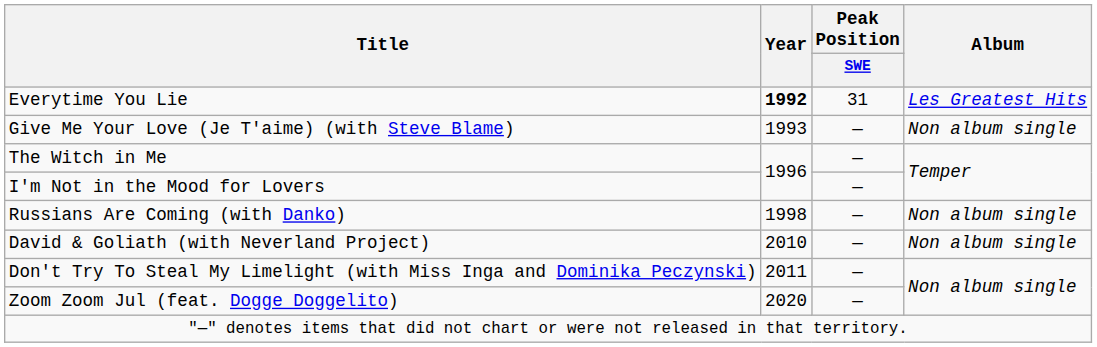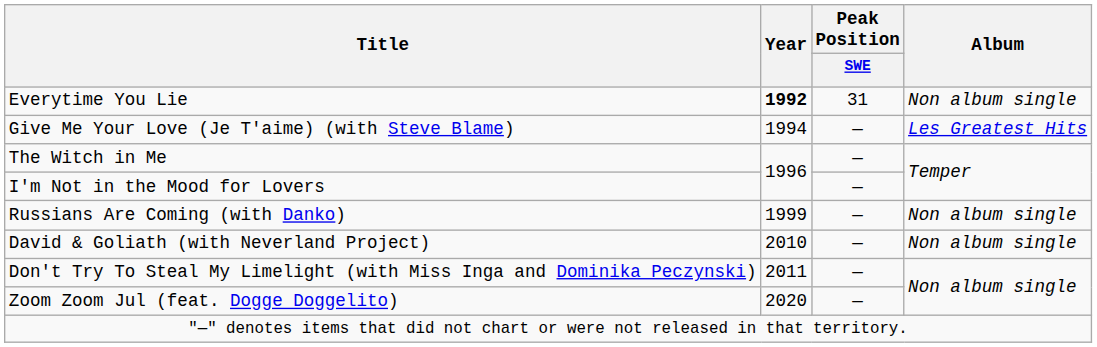(998, 101) Les Greatest Hits -> (992, 101) Non album single
(786, 130) 1993 -> (786, 130) 1994
(992, 130) Non album single -> (998, 130) Les Greatest Hits
(786, 215) 1998 -> (786, 215) 1999
